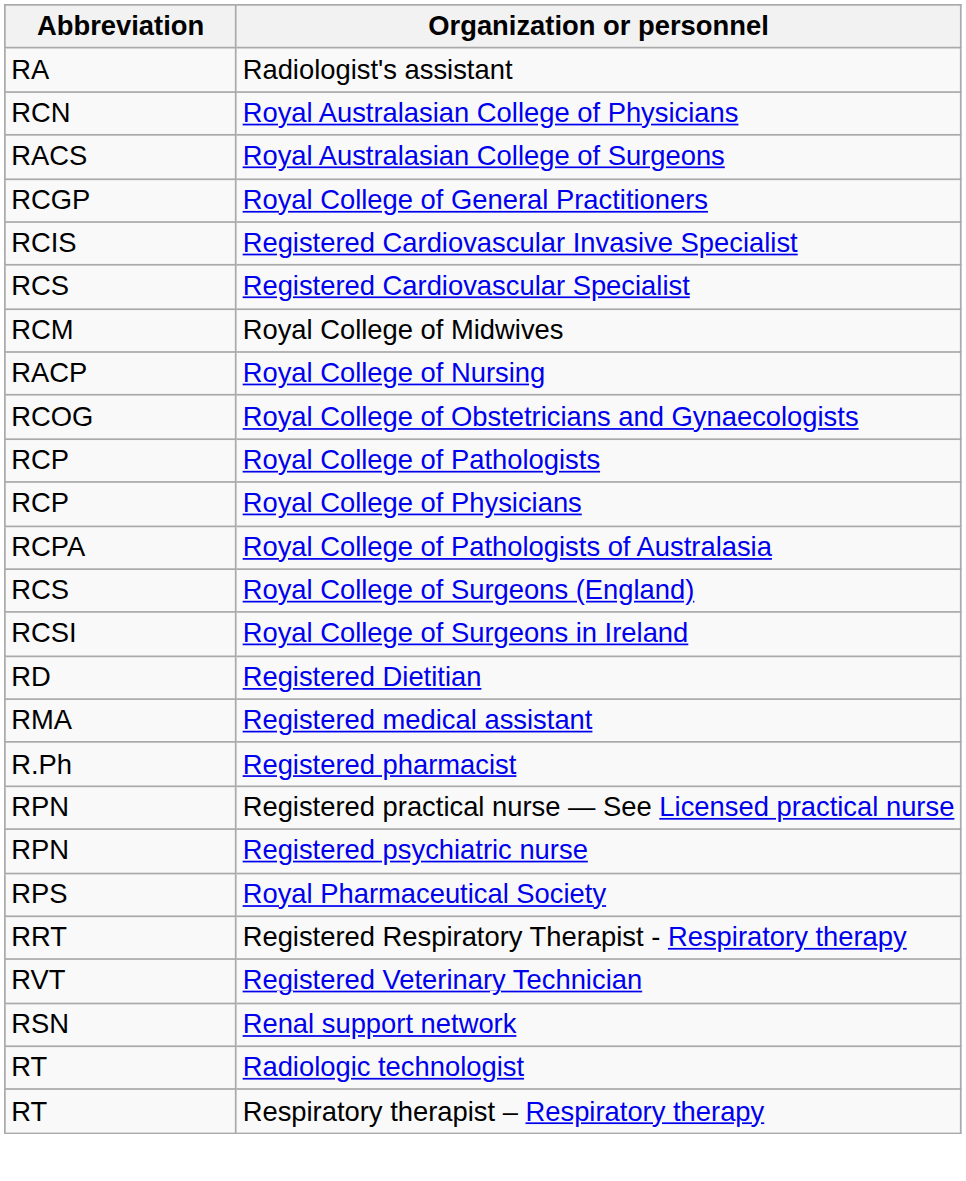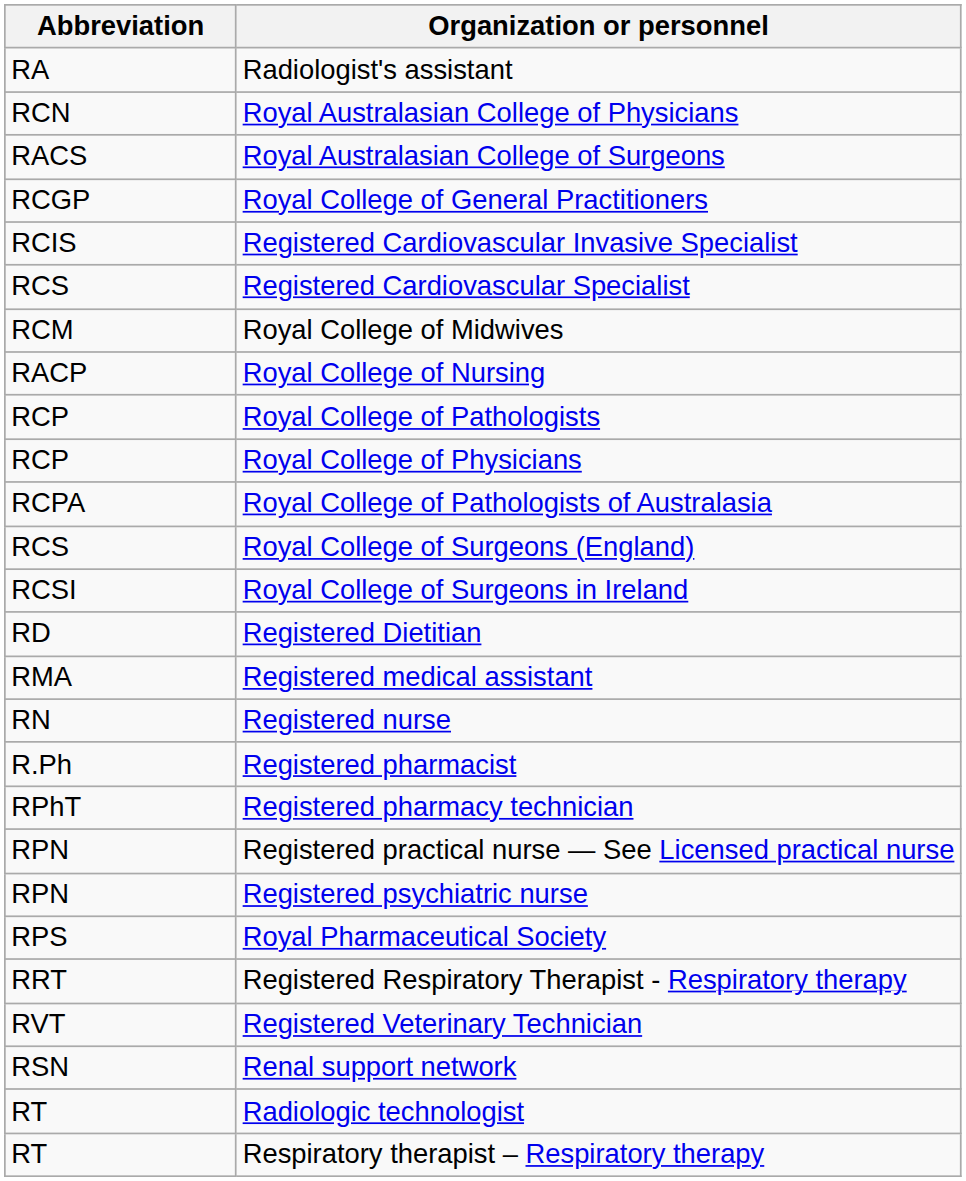- row: (551, 416)
+ row: (347, 720)
+ row: (438, 807)
